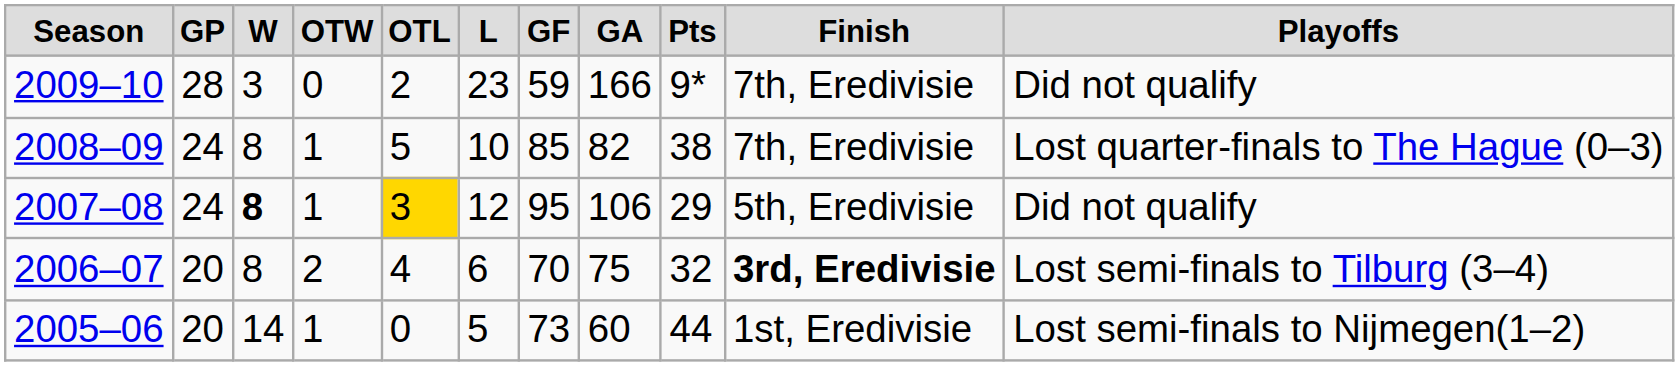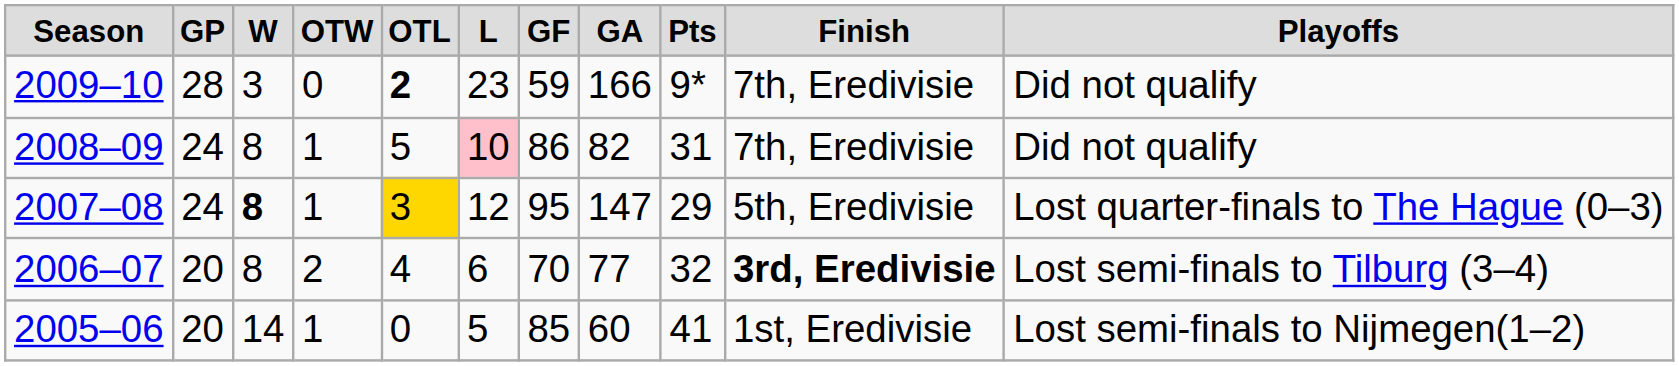(400, 85) normal -> (400, 85) bold
(488, 146) no background -> (488, 146) pink background
(549, 146) 85 -> (549, 146) 86
(691, 146) 38 -> (691, 146) 31
(1338, 146) Lost quarter-finals to The Hague (0–3) -> (1135, 146) Did not qualify
(620, 207) 106 -> (620, 207) 147
(1135, 207) Did not qualify -> (1338, 207) Lost quarter-finals to The Hague (0–3)
(609, 268) 75 -> (609, 268) 77
(549, 329) 73 -> (549, 329) 85
(691, 329) 44 -> (691, 329) 41
